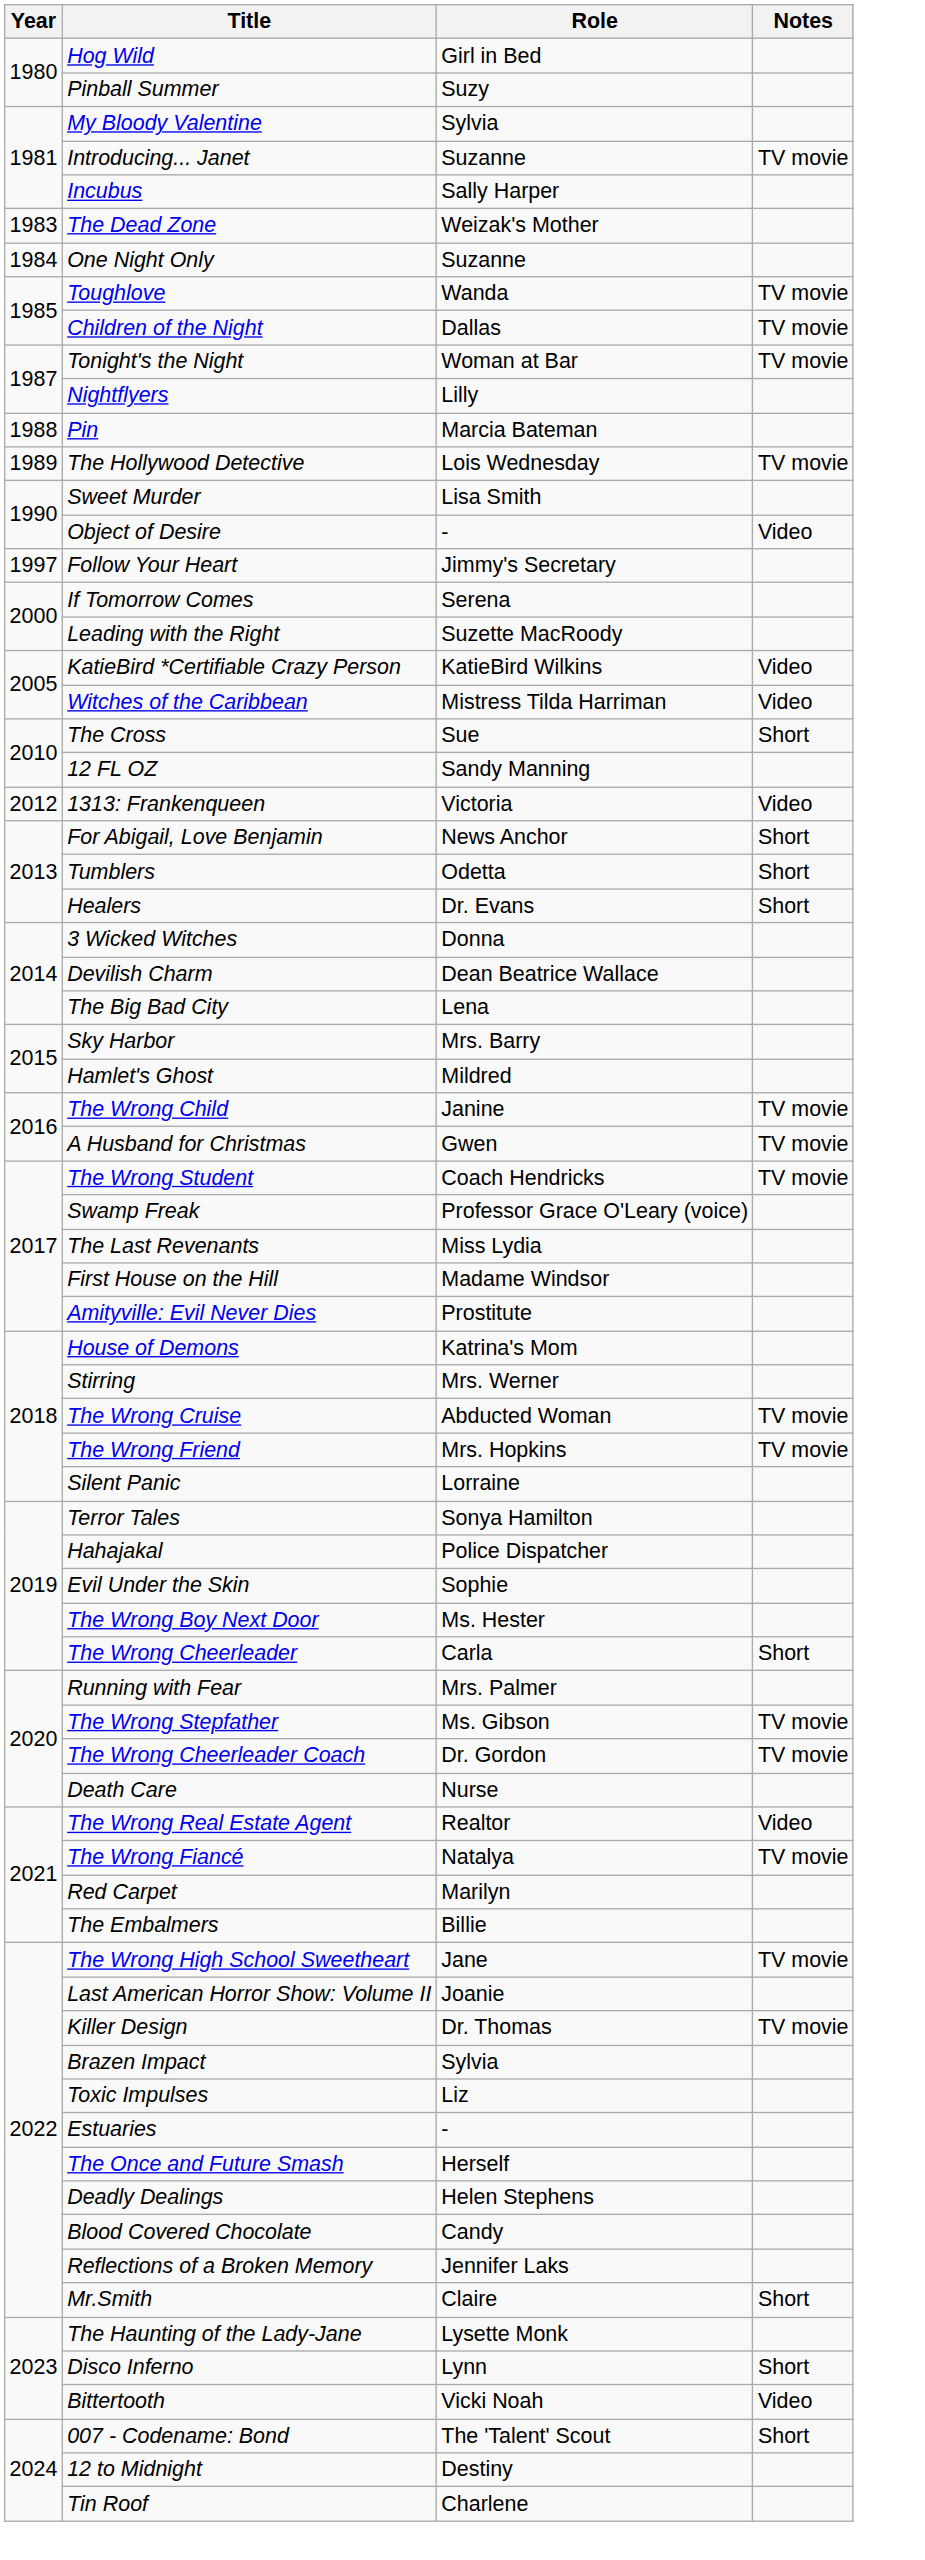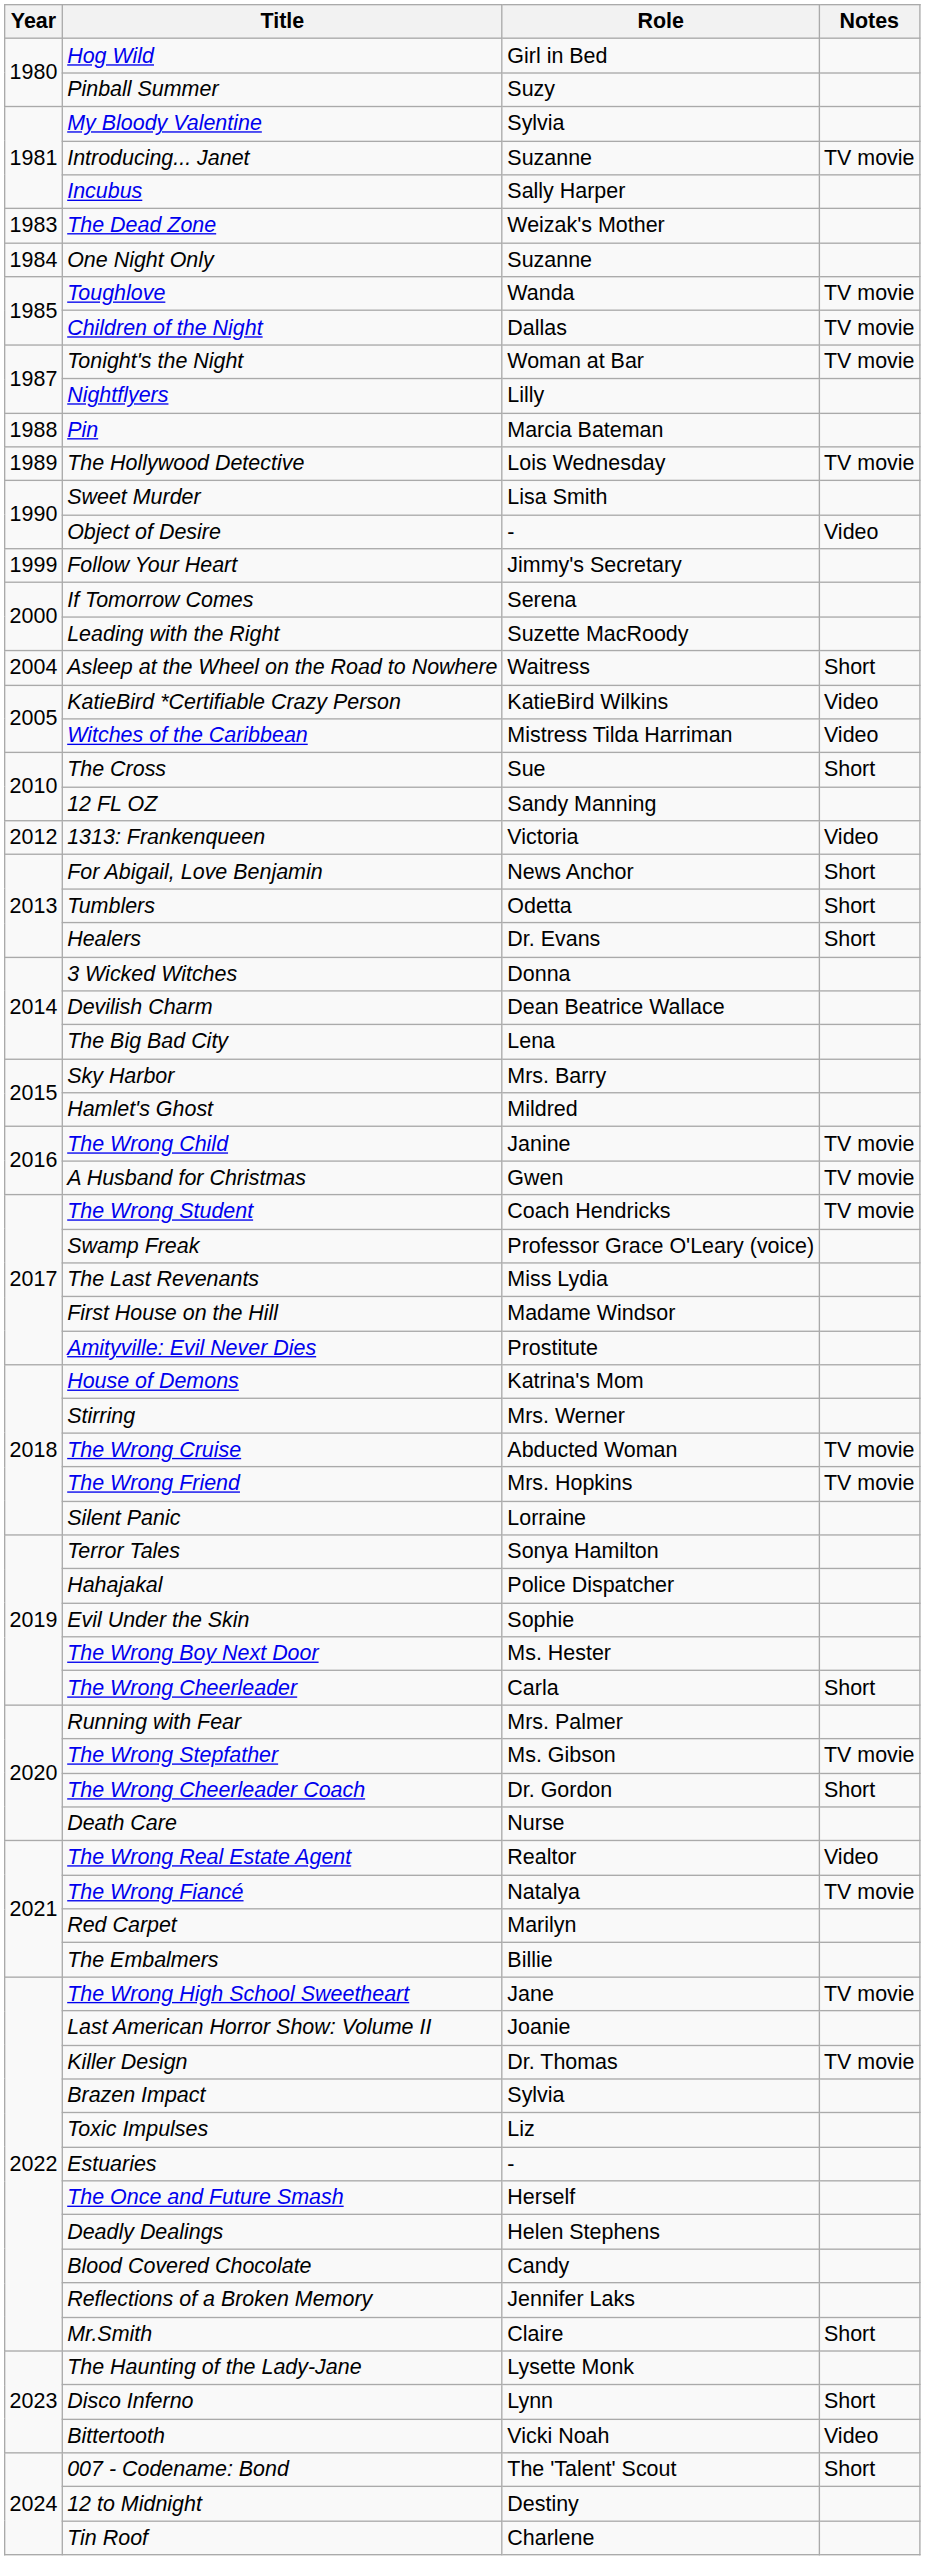(33, 565) 1997 -> (33, 565) 1999
+ row: (282, 667)
(803, 1755) TV movie -> (850, 1789) Short
